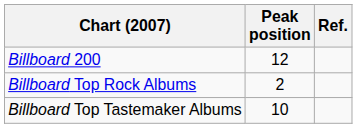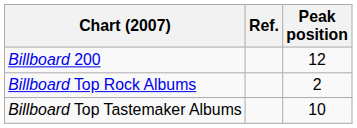columns swapped: (280, 25) <-> (333, 25)
